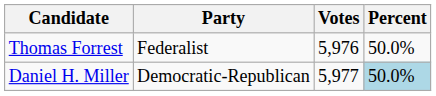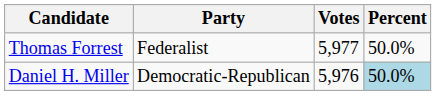(338, 47) 5,976 -> (338, 47) 5,977
(338, 76) 5,977 -> (338, 76) 5,976
